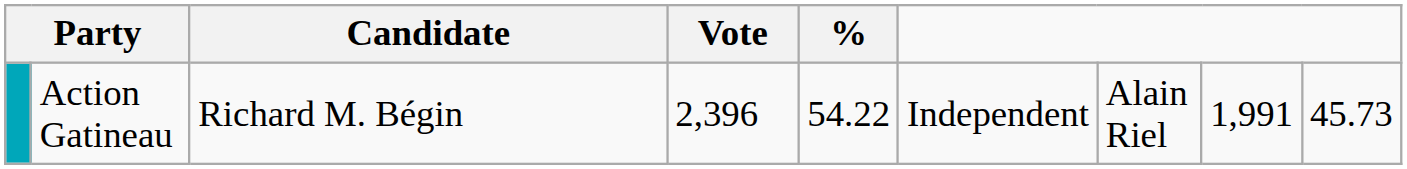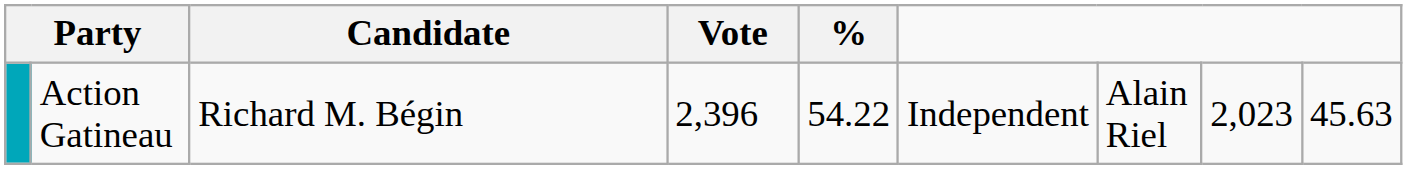(1252, 112) 1,991 -> (1252, 112) 2,023
(1351, 112) 45.73 -> (1351, 112) 45.63
